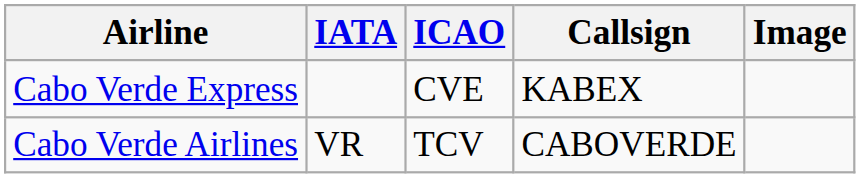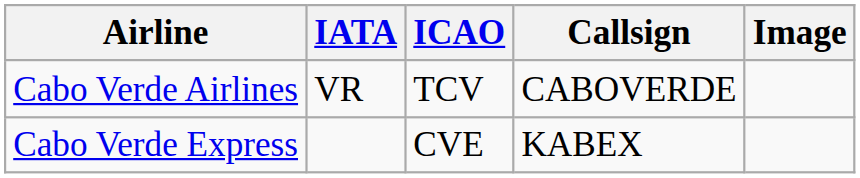rows swapped: (156, 144) <-> (156, 88)
